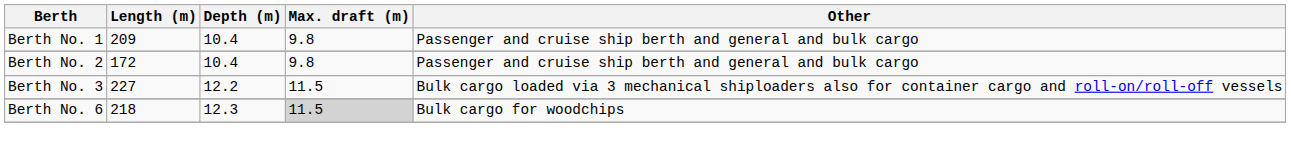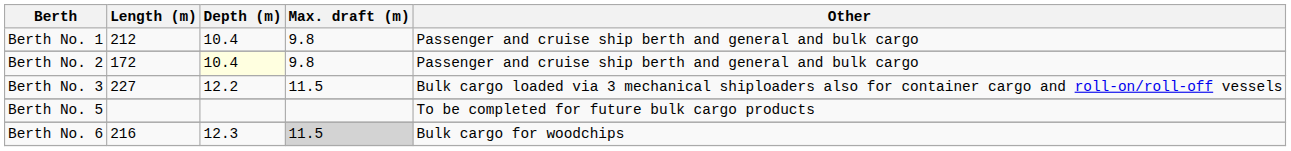(123, 40) 209 -> (123, 40) 212
(221, 63) no background -> (221, 63) lightyellow background
+ row: (56, 110)
(123, 110) 218 -> (123, 134) 216
